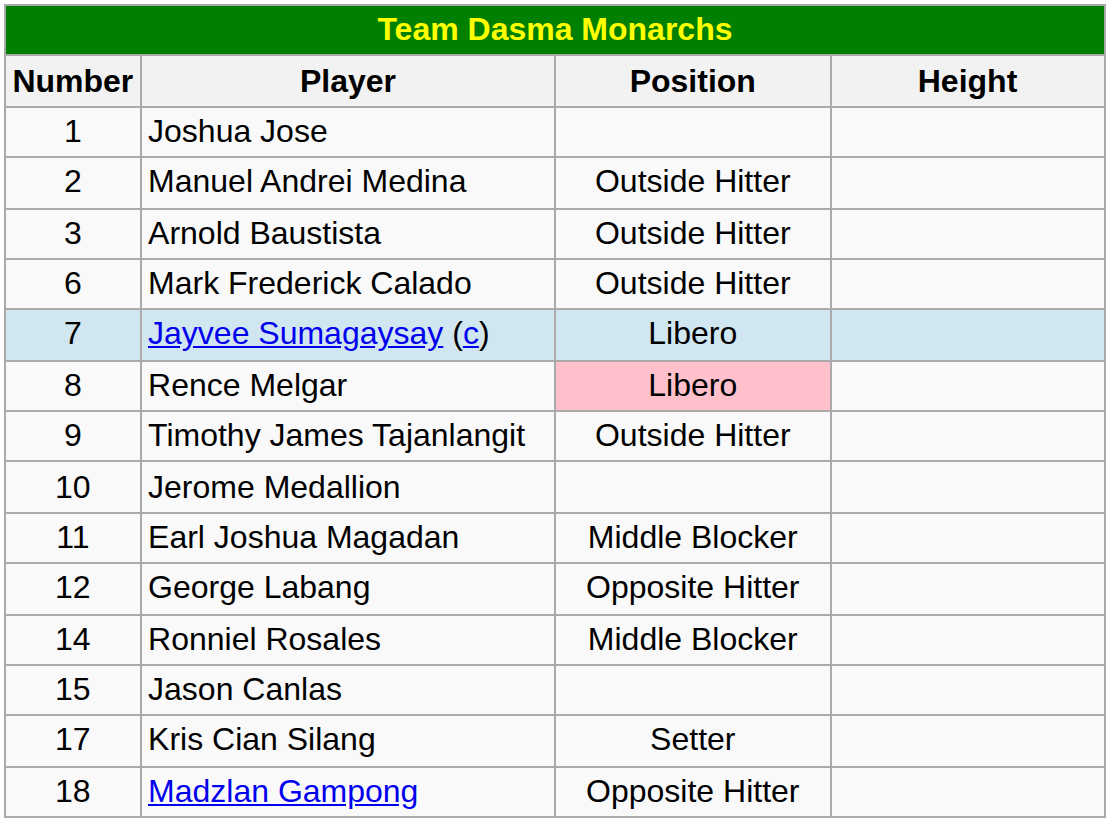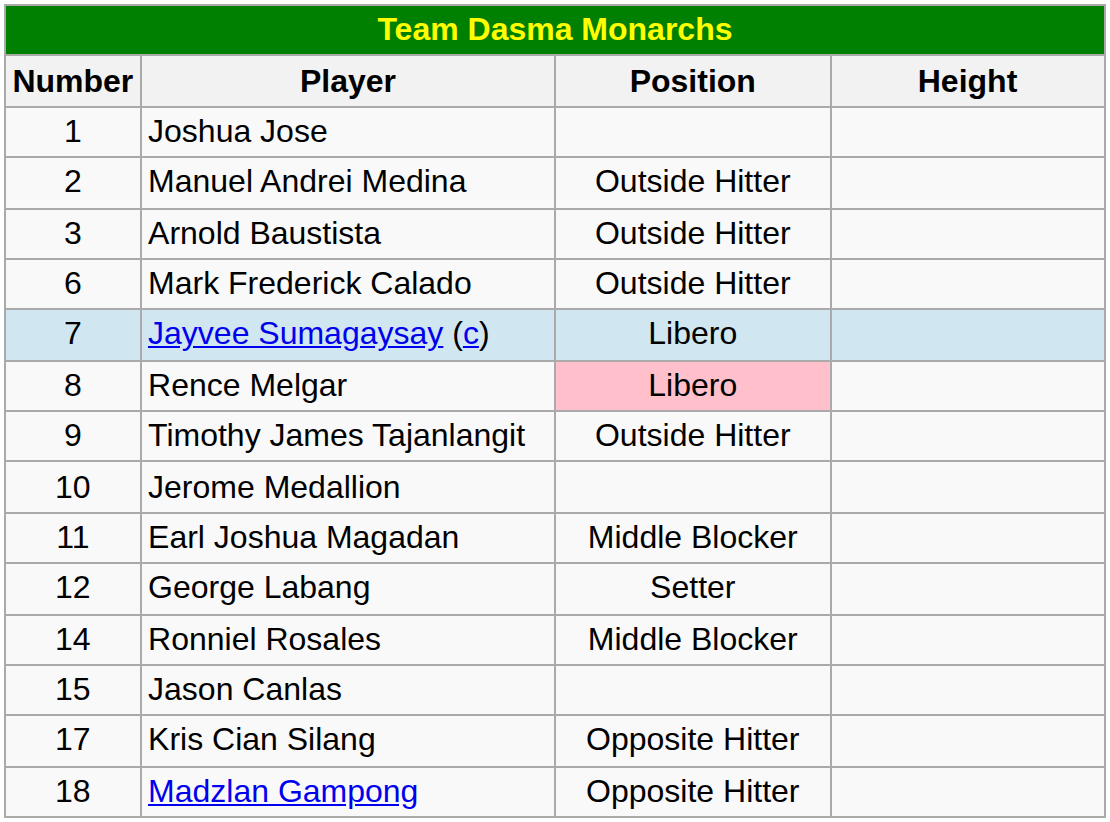(693, 588) Opposite Hitter -> (693, 588) Setter
(693, 740) Setter -> (693, 740) Opposite Hitter
